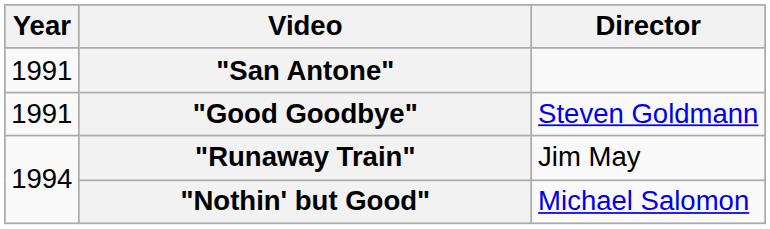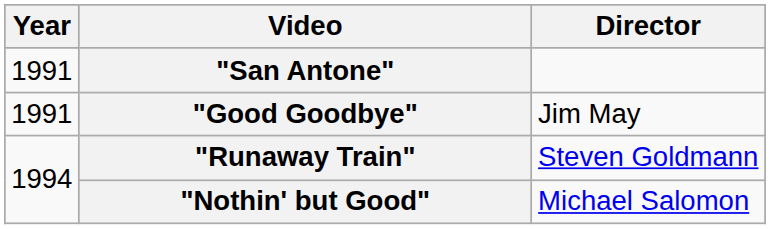(648, 113) Steven Goldmann -> (589, 113) Jim May
(589, 157) Jim May -> (648, 157) Steven Goldmann
